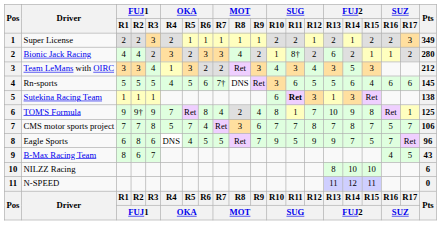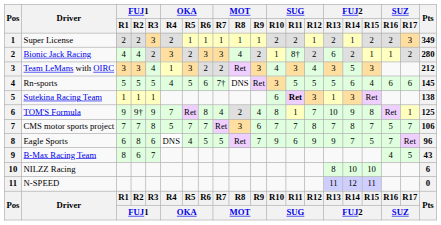(295, 83) 6 -> (295, 83) 5
(206, 126) 4 -> (206, 126) 7
(295, 140) 5 -> (295, 140) 6
